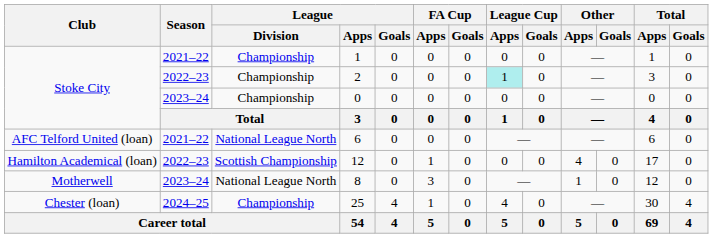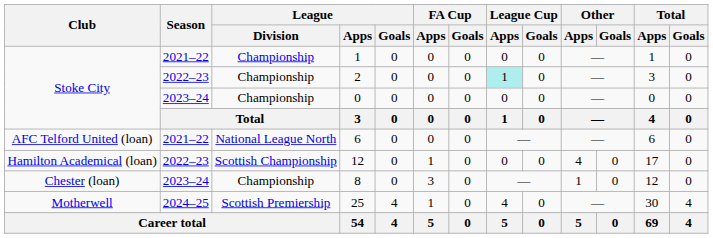(82, 181) Motherwell -> (82, 181) Chester (loan)
(276, 181) National League North -> (276, 181) Championship
(82, 202) Chester (loan) -> (82, 202) Motherwell
(276, 202) Championship -> (276, 202) Scottish Premiership
